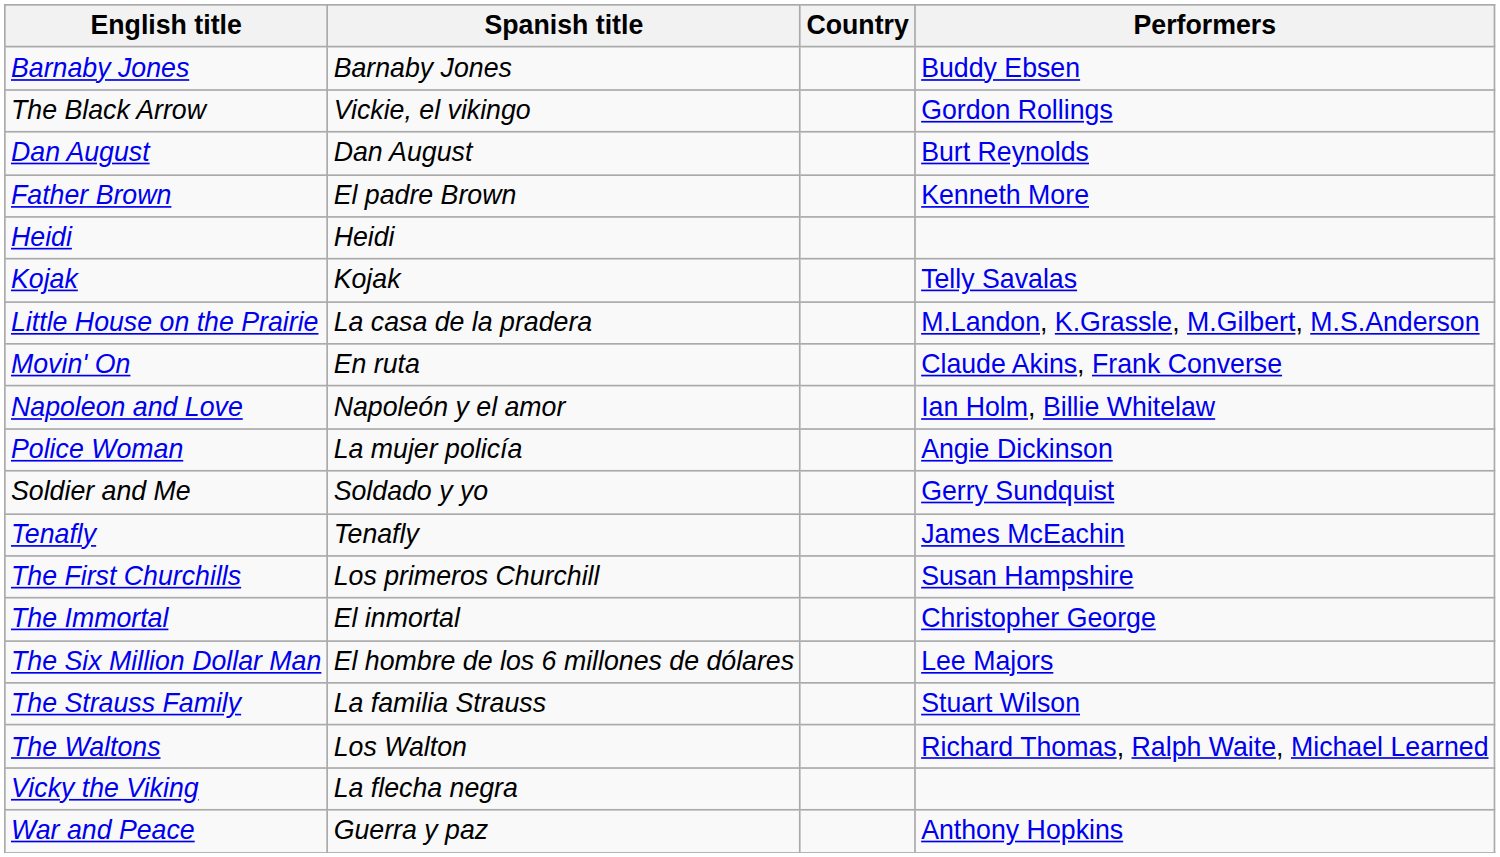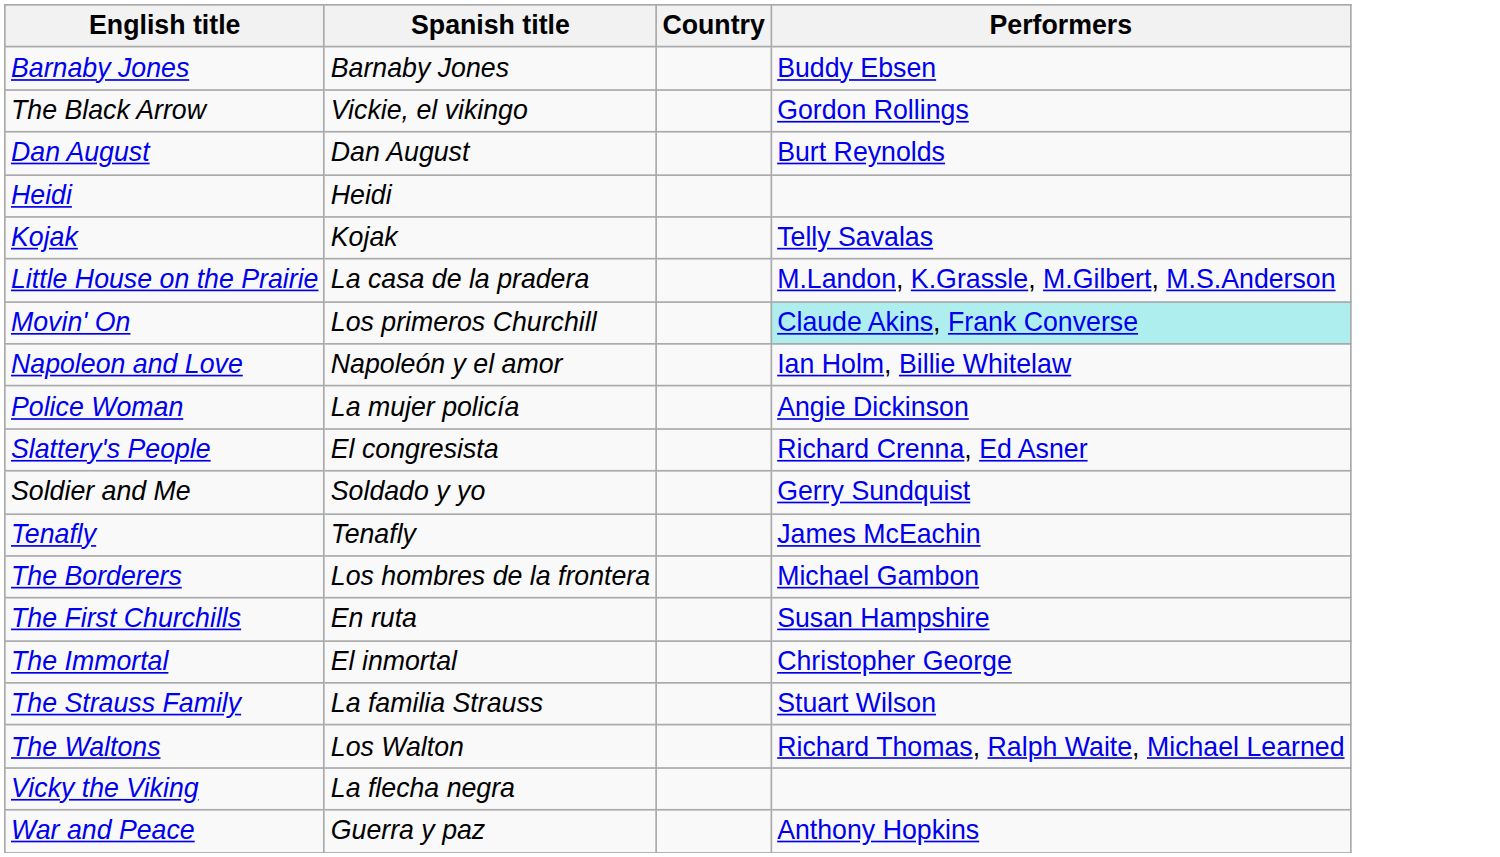- row: (91, 195)
(377, 364) En ruta -> (464, 322) Los primeros Churchill
(1102, 364) no background -> (958, 322) paleturquoise background
+ row: (111, 449)
+ row: (96, 576)
(467, 576) Los primeros Churchill -> (374, 618) En ruta
- row: (166, 661)
